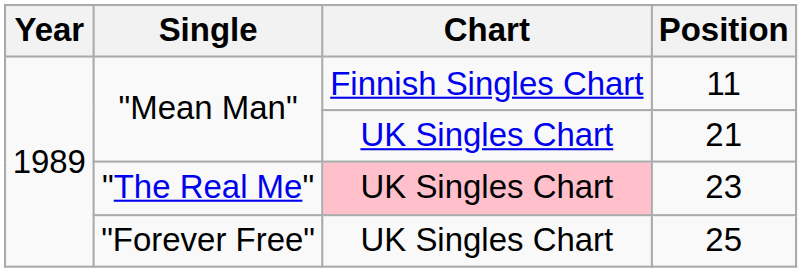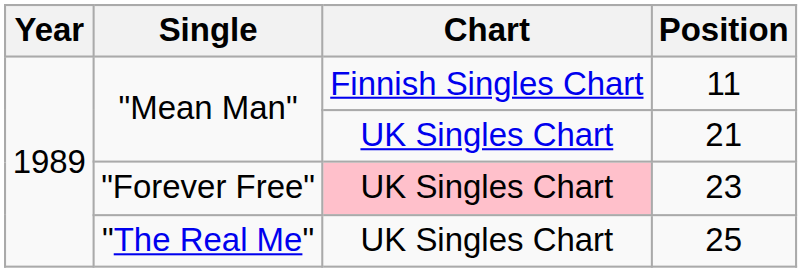(208, 187) "The Real Me" -> (208, 187) "Forever Free"
(208, 239) "Forever Free" -> (208, 239) "The Real Me"
